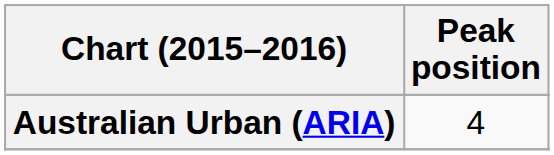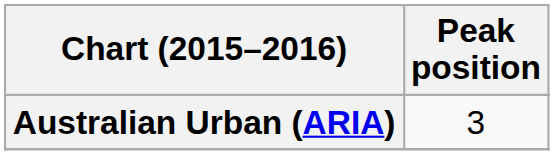(476, 121) 4 -> (476, 121) 3
